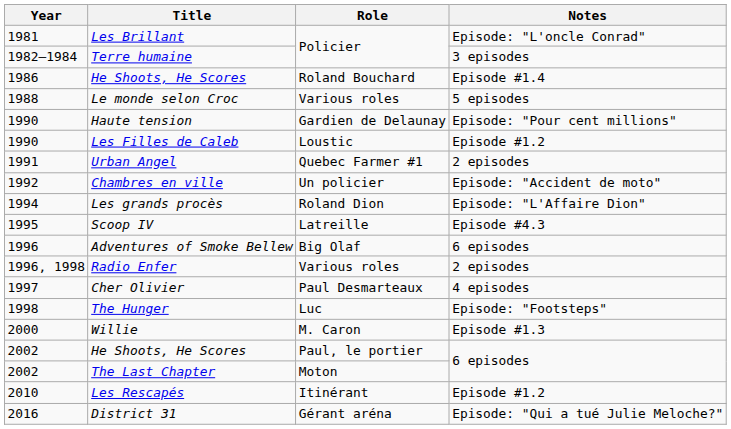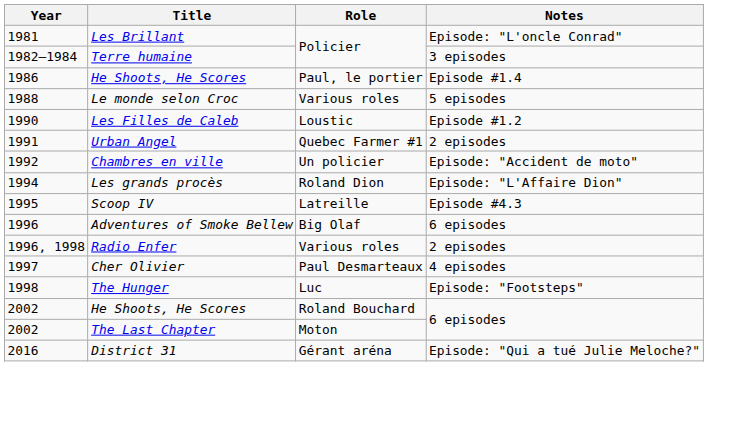(357, 78) Roland Bouchard -> (361, 78) Paul, le portier
- row: (23, 120)
- row: (23, 330)
(361, 351) Paul, le portier -> (357, 309) Roland Bouchard
- row: (23, 393)
